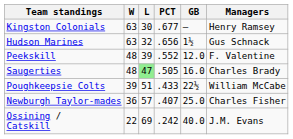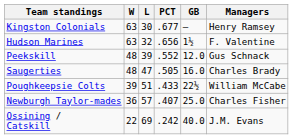(239, 41) Gus Schnack -> (242, 41) F. Valentine
(242, 56) F. Valentine -> (239, 56) Gus Schnack
(147, 71) lightgreen background -> (147, 71) no background
